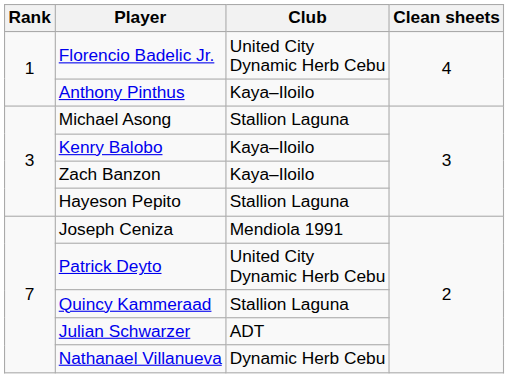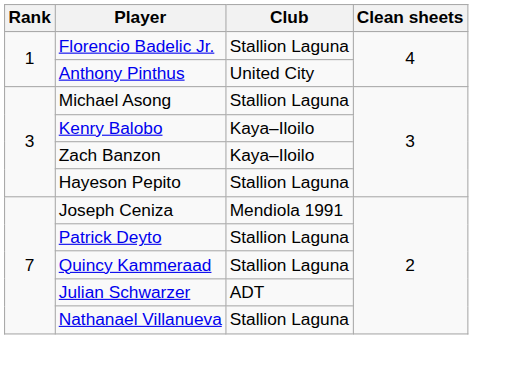(308, 55) United City Dynamic Herb Cebu -> (289, 45) Stallion Laguna
(272, 92) Kaya–Iloilo -> (272, 73) United City
(308, 266) United City Dynamic Herb Cebu -> (289, 237) Stallion Laguna
(308, 358) Dynamic Herb Cebu -> (289, 319) Stallion Laguna
